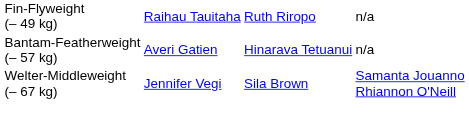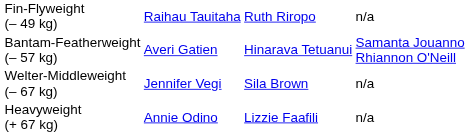(365, 50) n/a -> (410, 50) Samanta Jouanno Rhiannon O'Neill
(410, 83) Samanta Jouanno Rhiannon O'Neill -> (365, 83) n/a
+ row: (43, 117)
